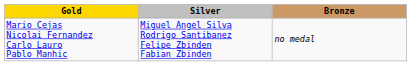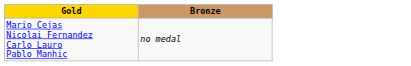- column: (205, 11)
